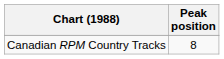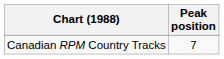(194, 44) 8 -> (194, 44) 7
